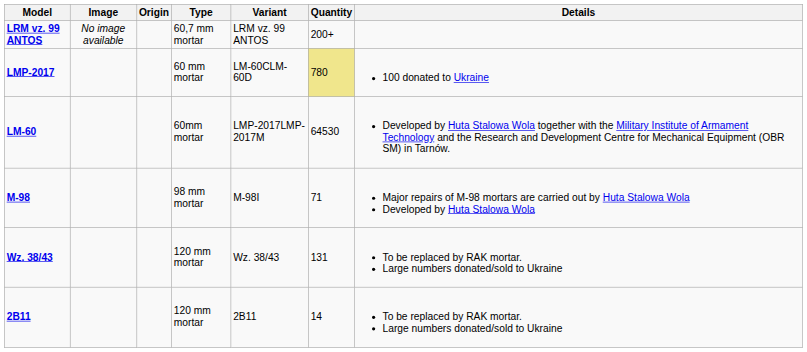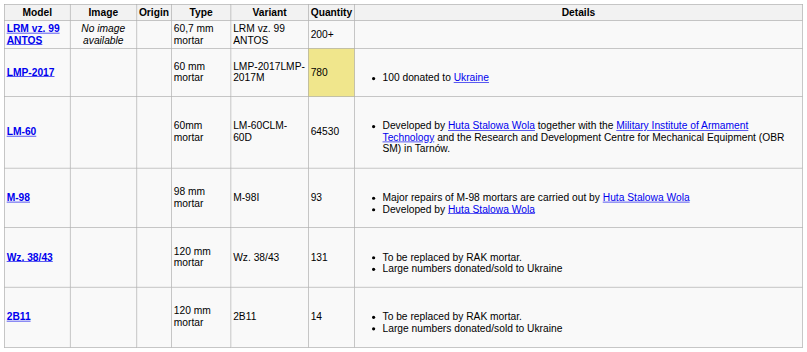(260, 72) LM-60CLM-60D -> (269, 72) LMP-2017LMP-2017M
(269, 132) LMP-2017LMP-2017M -> (260, 132) LM-60CLM-60D
(316, 197) 71 -> (316, 197) 93
